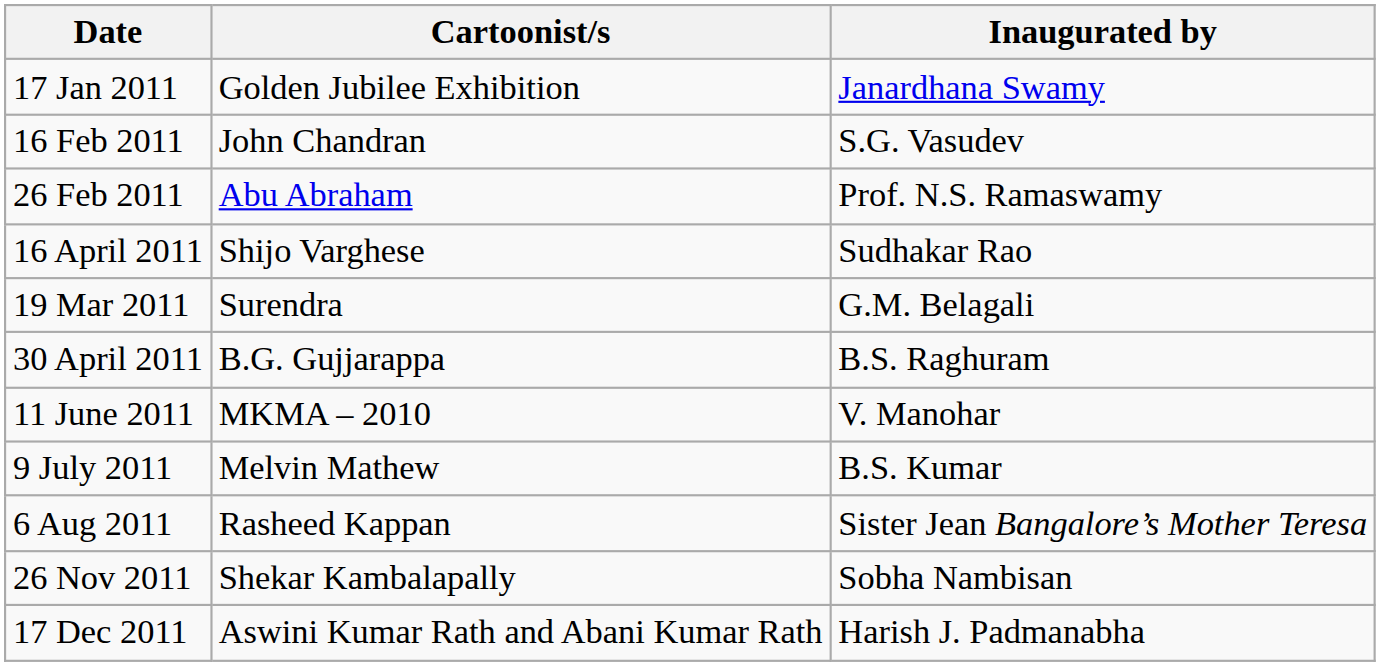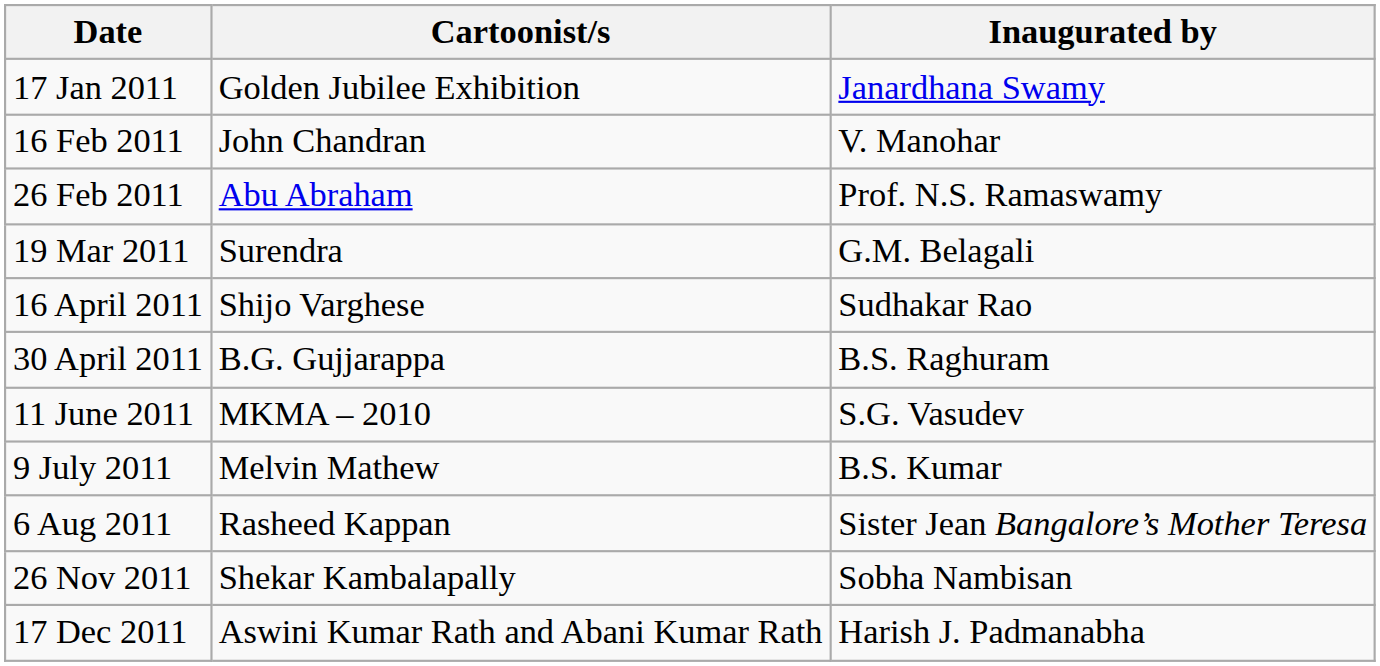(931, 140) S.G. Vasudev -> (919, 140) V. Manohar
rows swapped: (101, 304) <-> (108, 250)
(919, 413) V. Manohar -> (931, 413) S.G. Vasudev
